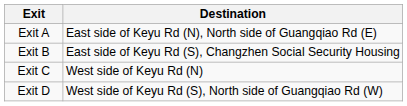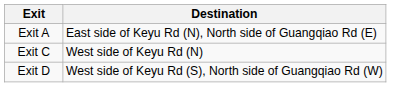- row: (34, 52)
